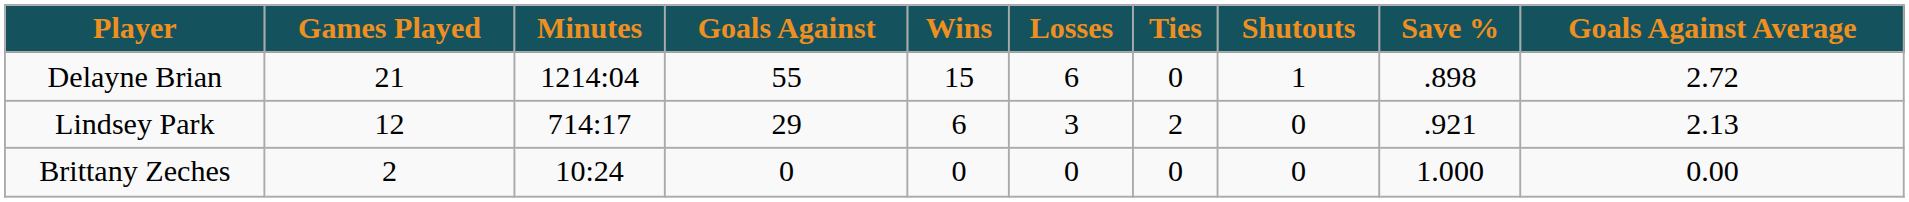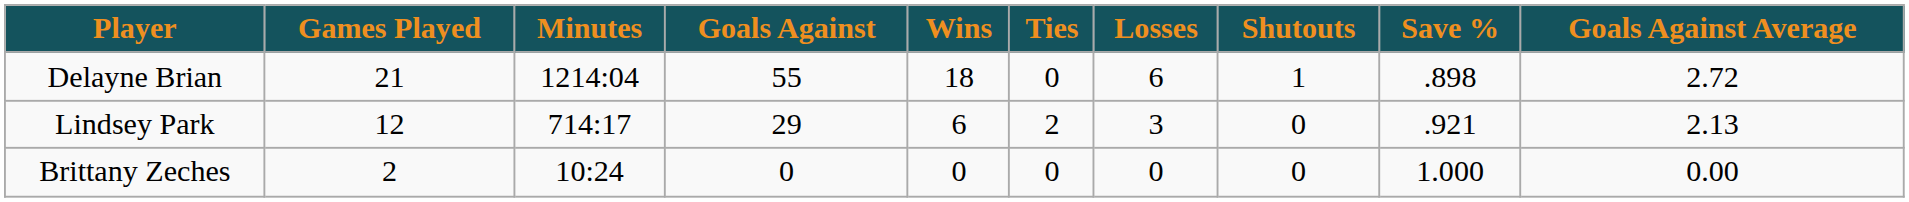columns swapped: (1071, 28) <-> (1176, 28)
(959, 76) 15 -> (959, 76) 18
